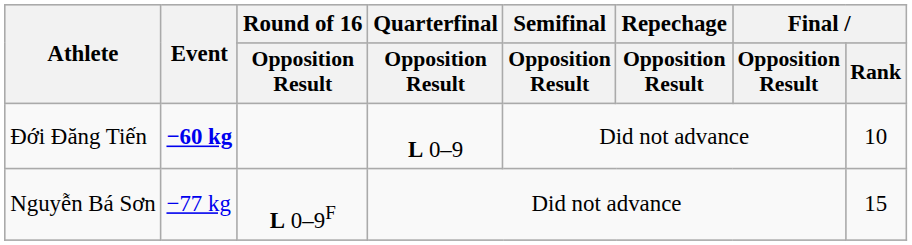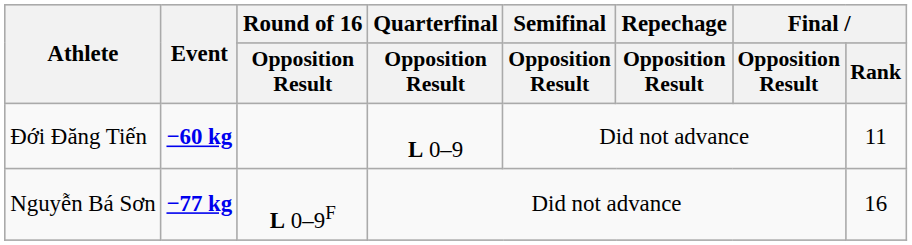(876, 136) 10 -> (876, 136) 11
(199, 204) normal -> (199, 204) bold
(876, 204) 15 -> (876, 204) 16
